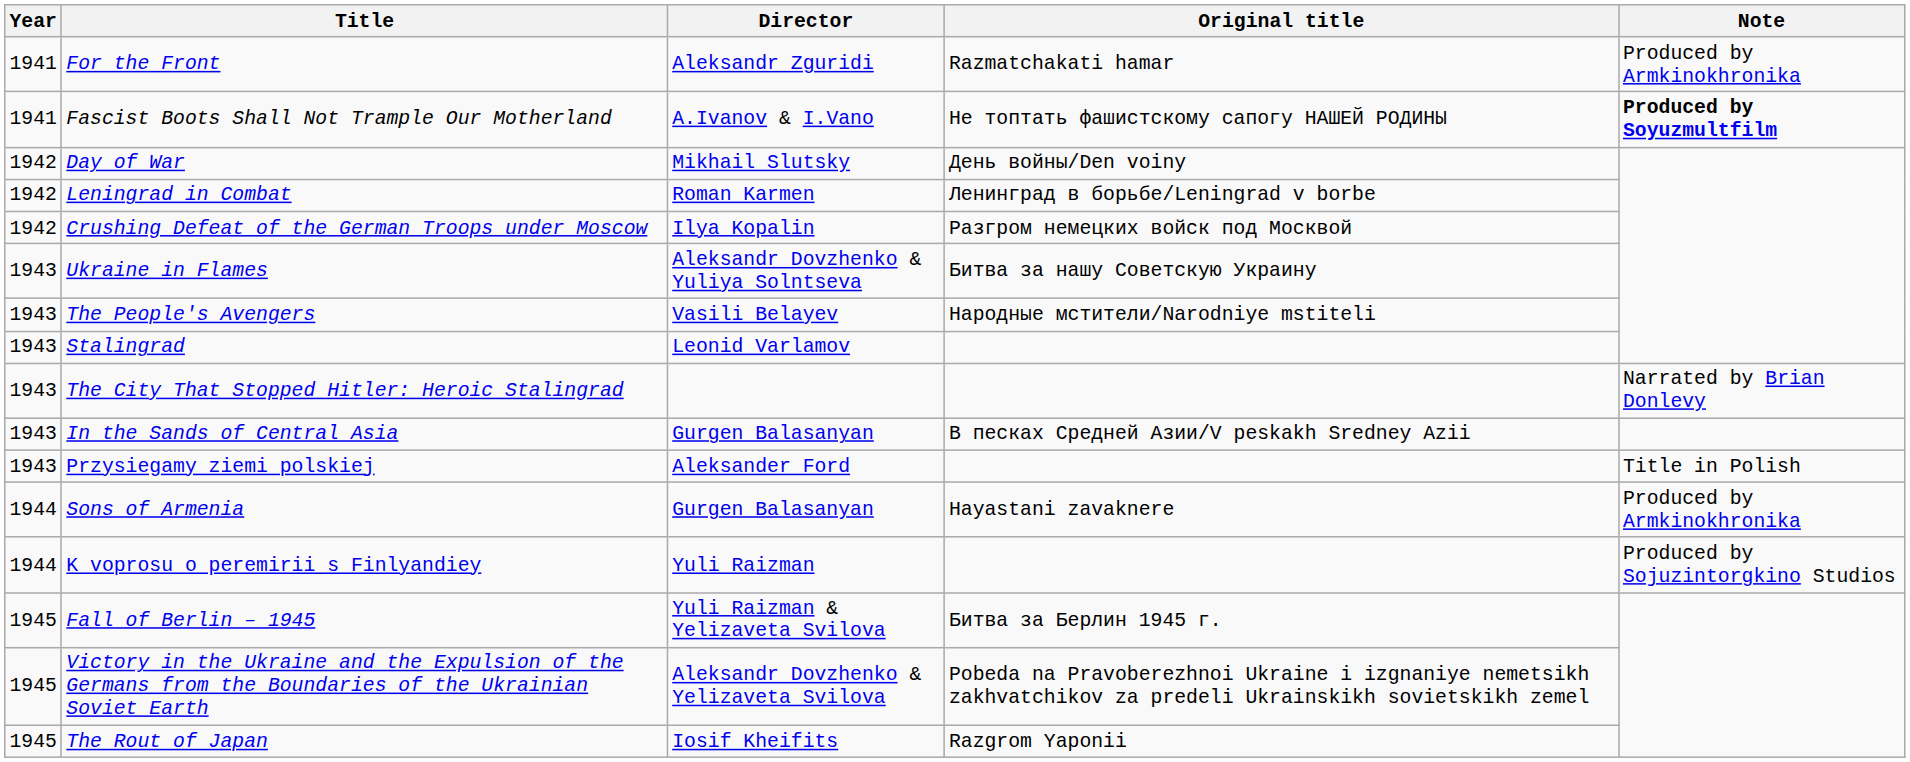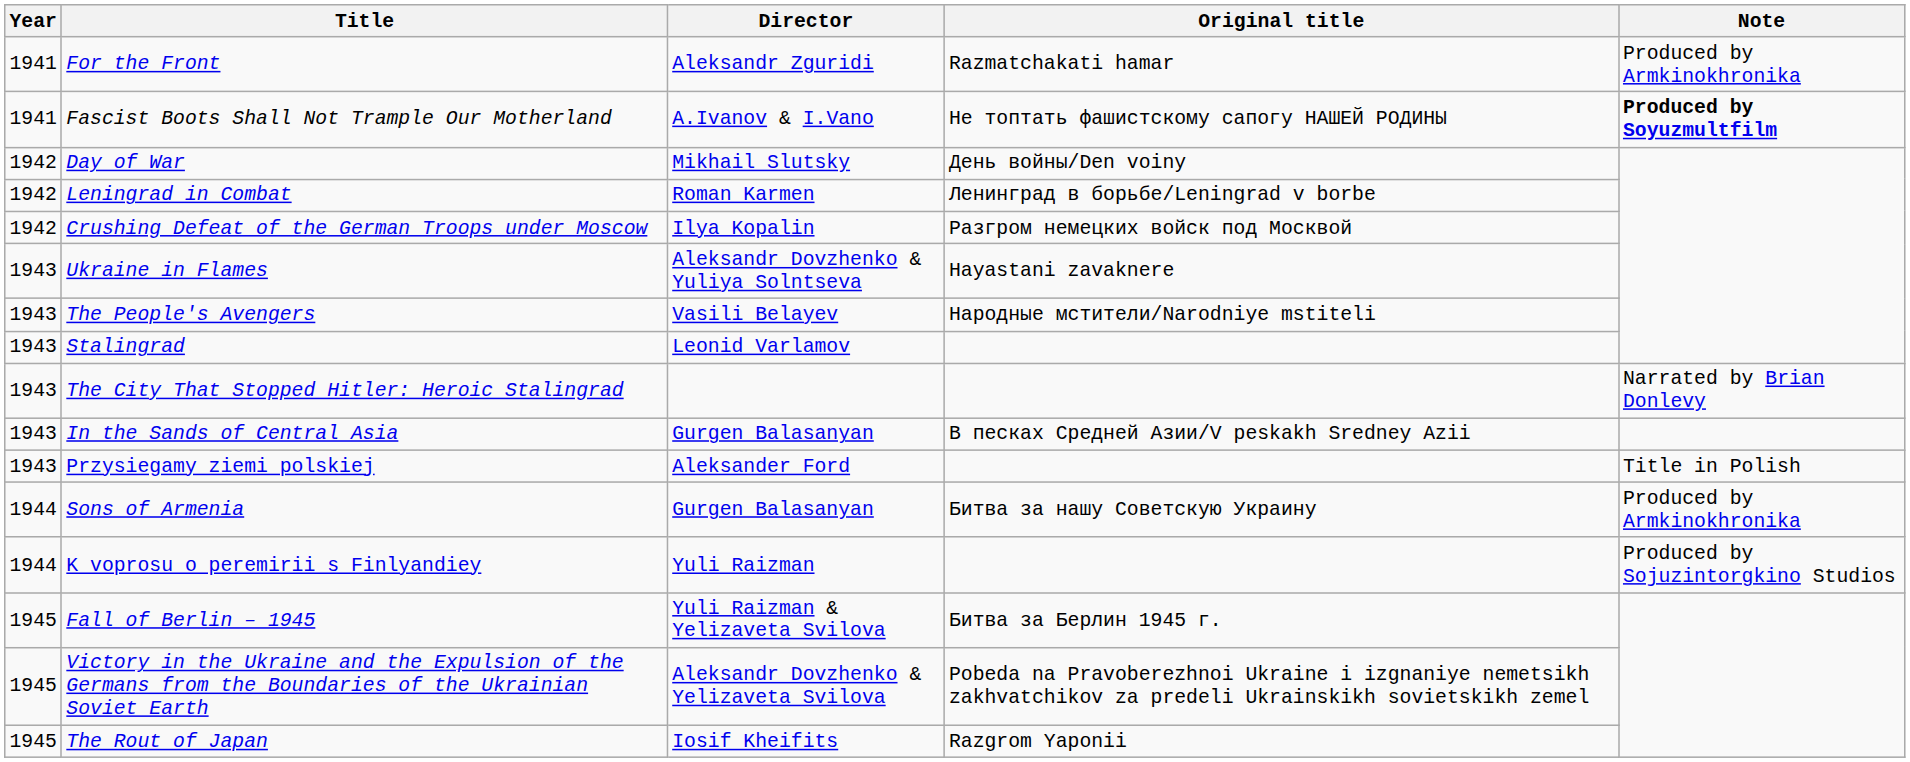(1133, 271) Битва за нашу Советскую Украину -> (1062, 271) Hayastani zavaknere
(1062, 510) Hayastani zavaknere -> (1133, 510) Битва за нашу Советскую Украину
